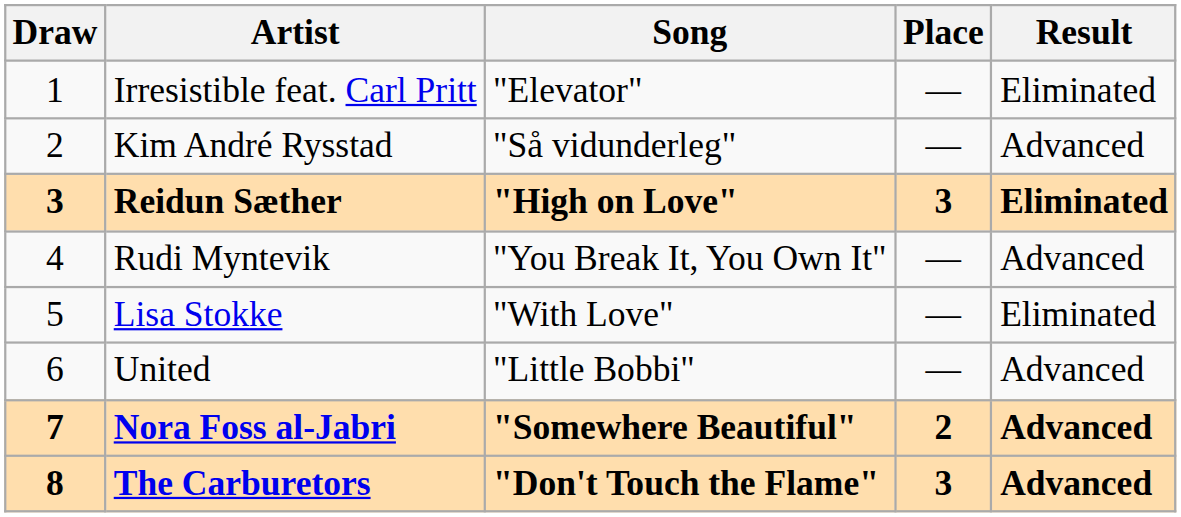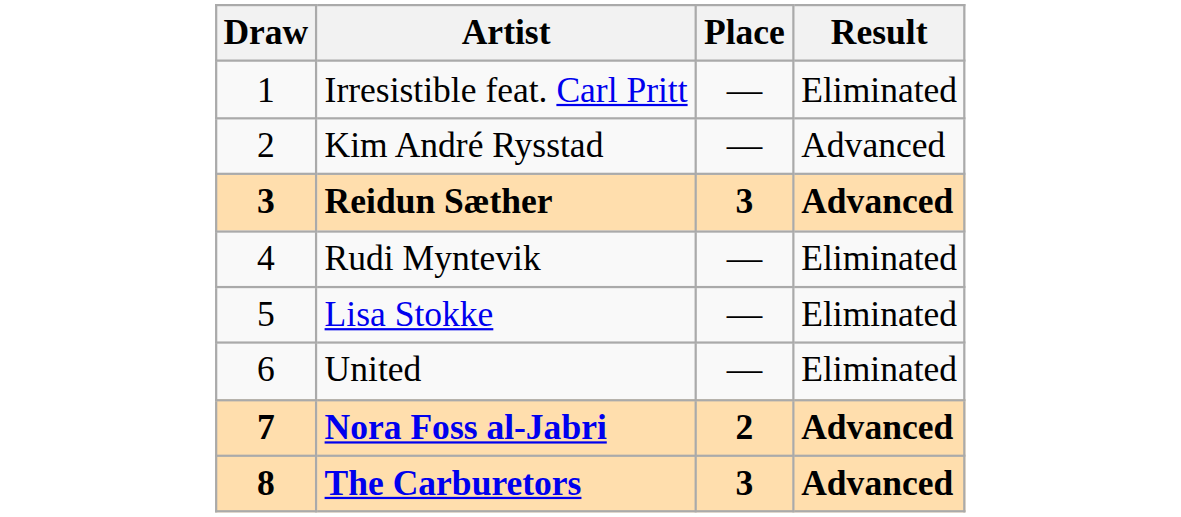- column: (690, 32)
(1084, 201) Eliminated -> (877, 201) Advanced
(1072, 257) Advanced -> (879, 257) Eliminated
(1072, 370) Advanced -> (879, 370) Eliminated
